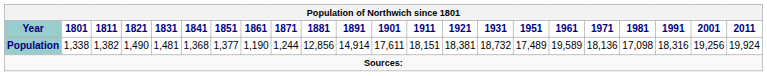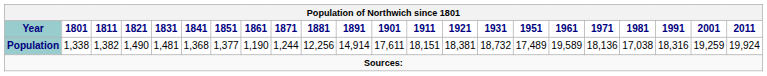(319, 46) 12,856 -> (319, 46) 12,256
(638, 46) 17,098 -> (638, 46) 17,038
(709, 46) 19,256 -> (709, 46) 19,259
